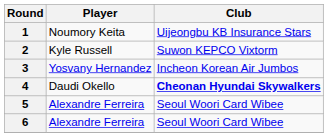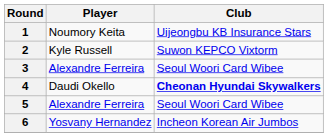(100, 68) Yosvany Hernandez -> (96, 68) Alexandre Ferreira
(228, 68) Incheon Korean Air Jumbos -> (220, 68) Seoul Woori Card Wibee
(96, 123) Alexandre Ferreira -> (100, 123) Yosvany Hernandez
(220, 123) Seoul Woori Card Wibee -> (228, 123) Incheon Korean Air Jumbos
